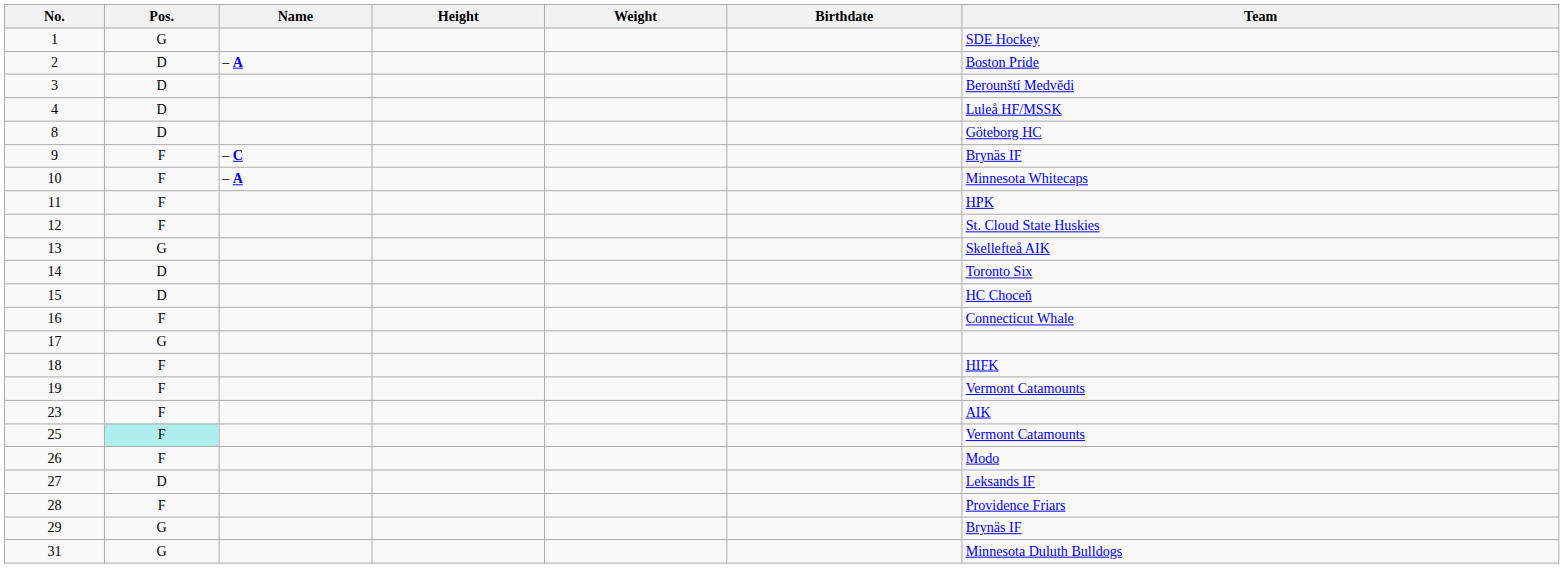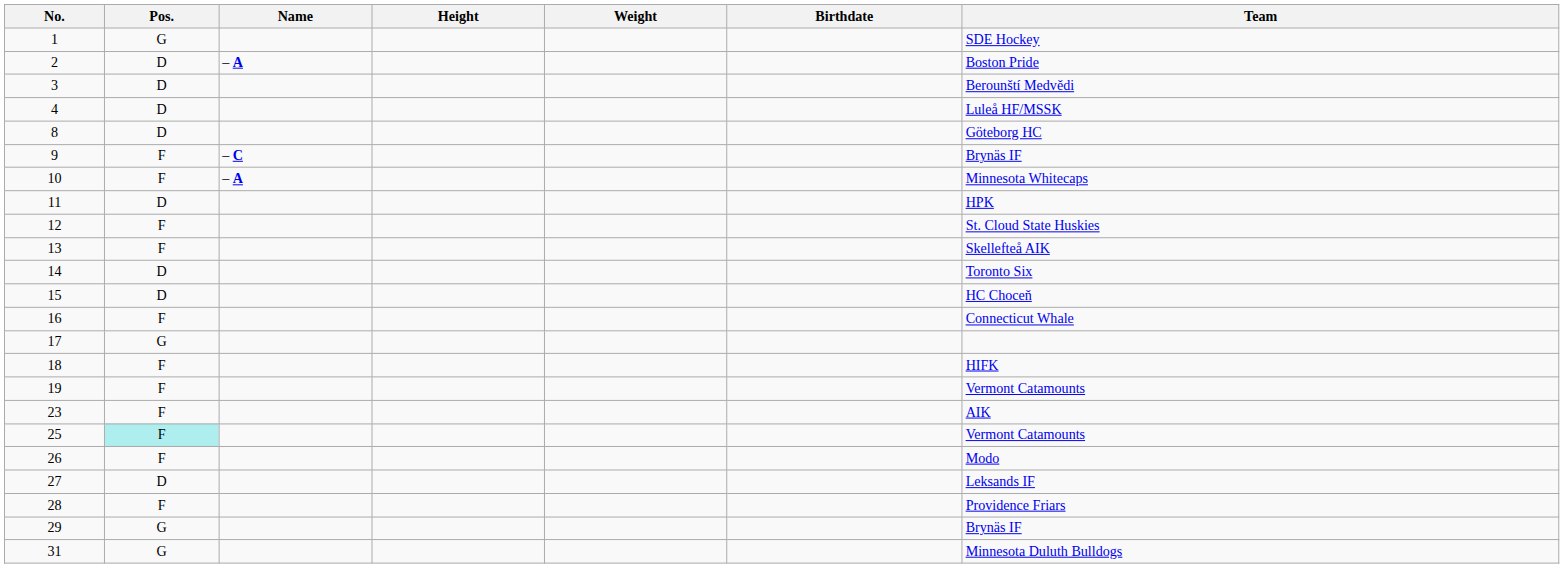(162, 202) F -> (162, 202) D
(162, 249) G -> (162, 249) F
